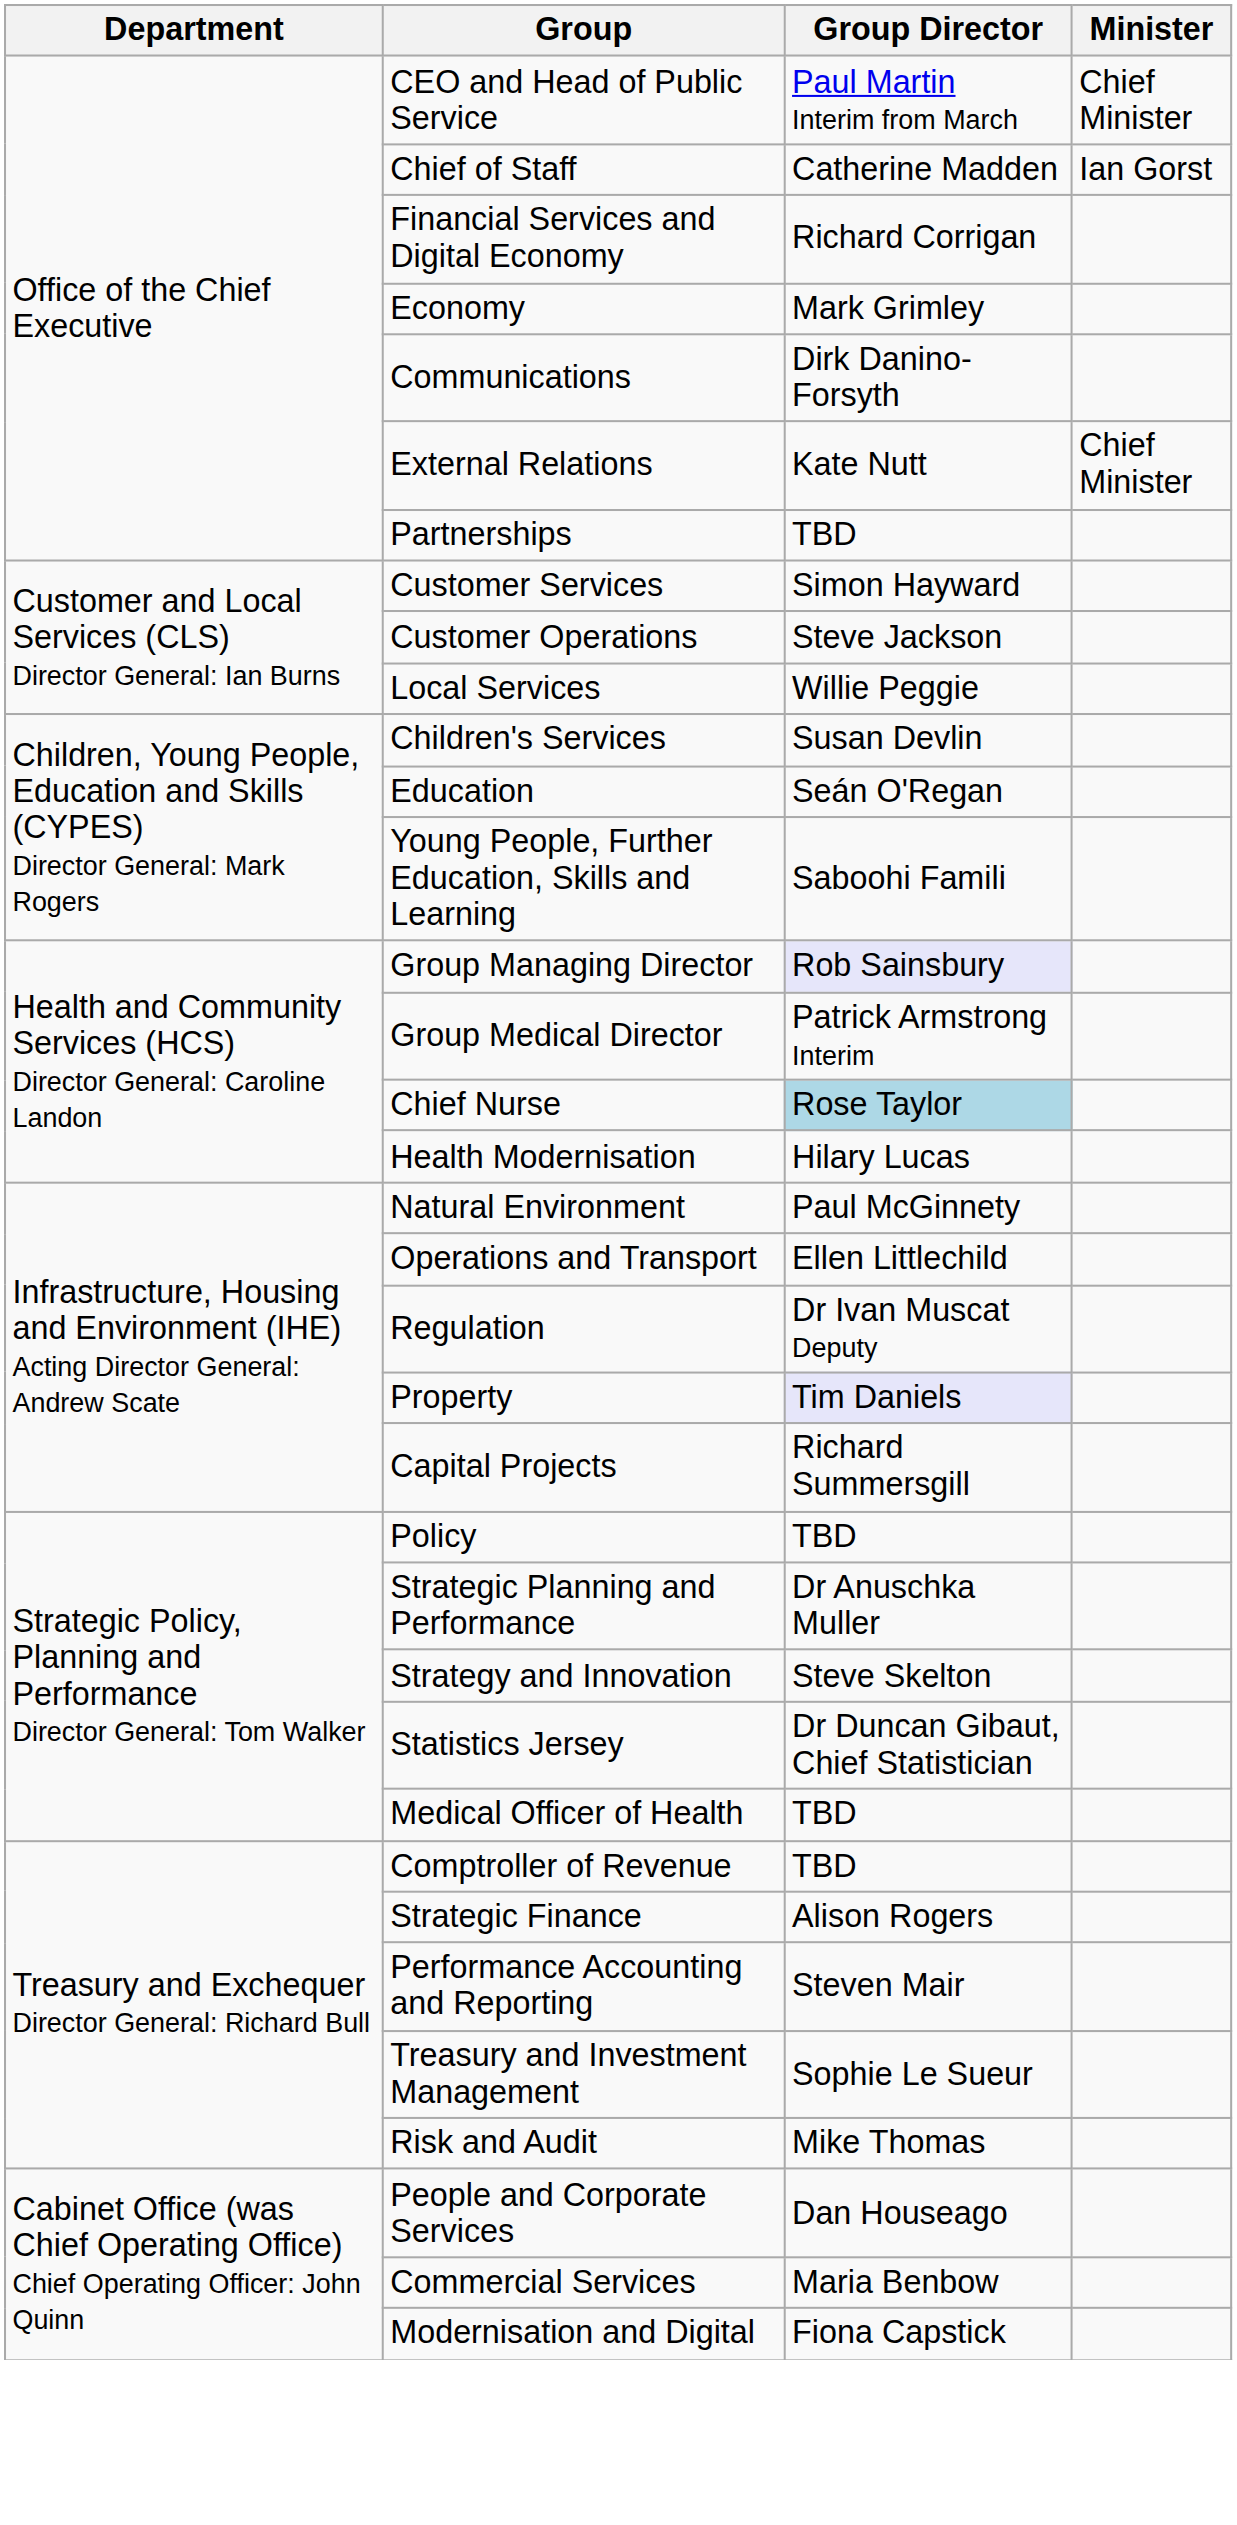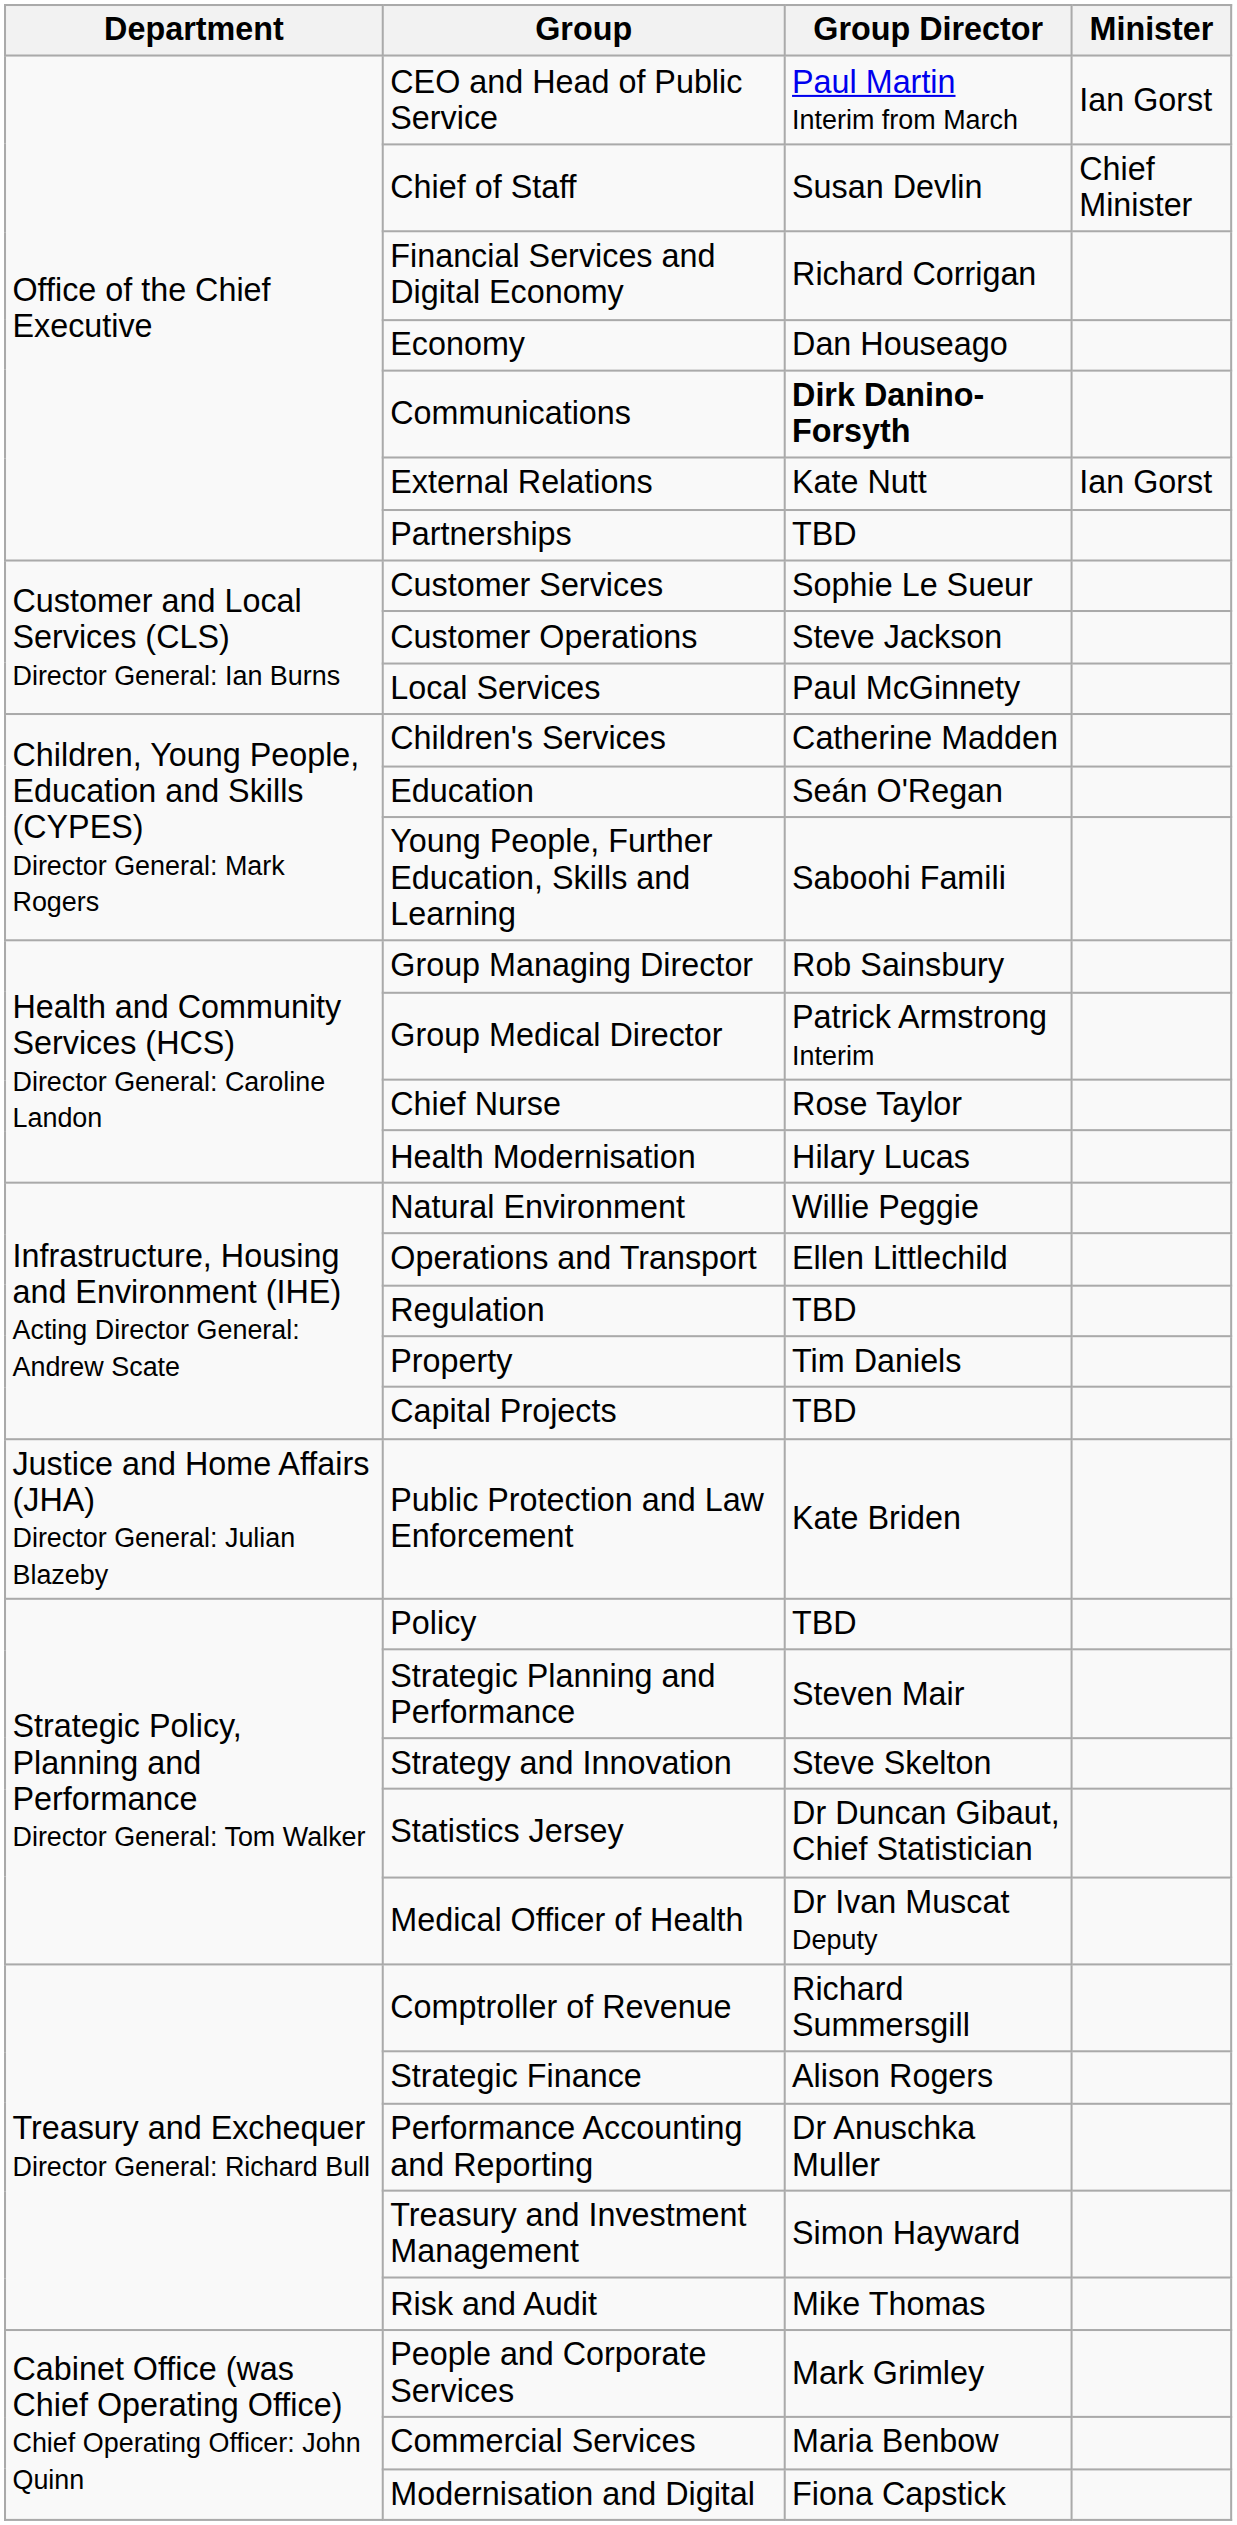(1136, 99) Chief Minister -> (1146, 99) Ian Gorst
(925, 169) Catherine Madden -> (887, 187) Susan Devlin
(1146, 169) Ian Gorst -> (1136, 187) Chief Minister
(888, 307) Mark Grimley -> (900, 344) Dan Houseago
(882, 377) normal -> (888, 413) bold
(1136, 464) Chief Minister -> (1146, 483) Ian Gorst
(906, 585) Simon Hayward -> (912, 585) Sophie Le Sueur
(885, 688) Willie Peggie -> (906, 688) Paul McGinnety
(887, 739) Susan Devlin -> (925, 739) Catherine Madden
(898, 965) lavender background -> (898, 965) no background
(877, 1104) lightblue background -> (877, 1104) no background
(906, 1207) Paul McGinnety -> (885, 1207) Willie Peggie
(901, 1327) Dr Ivan Muscat Deputy -> (824, 1309) TBD
(877, 1397) lavender background -> (877, 1361) no background
(881, 1466) Richard Summersgill -> (824, 1412) TBD
+ row: (577, 1518)
(884, 1605) Dr Anuschka Muller -> (878, 1693) Steven Mair
(824, 1814) TBD -> (901, 1919) Dr Ivan Muscat Deputy
(824, 1865) TBD -> (881, 2007) Richard Summersgill
(878, 1985) Steven Mair -> (884, 2146) Dr Anuschka Muller
(912, 2073) Sophie Le Sueur -> (906, 2233) Simon Hayward
(900, 2212) Dan Houseago -> (888, 2372) Mark Grimley
